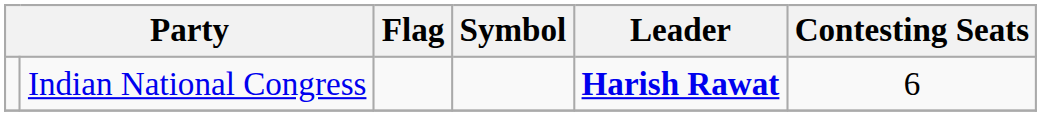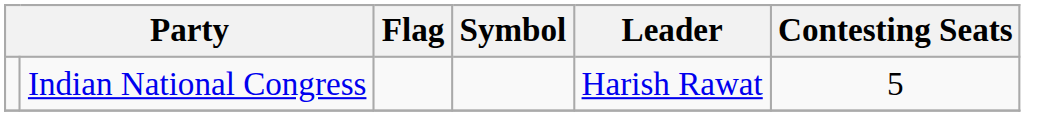(680, 83) bold -> (672, 83) normal
(912, 83) 6 -> (895, 83) 5
